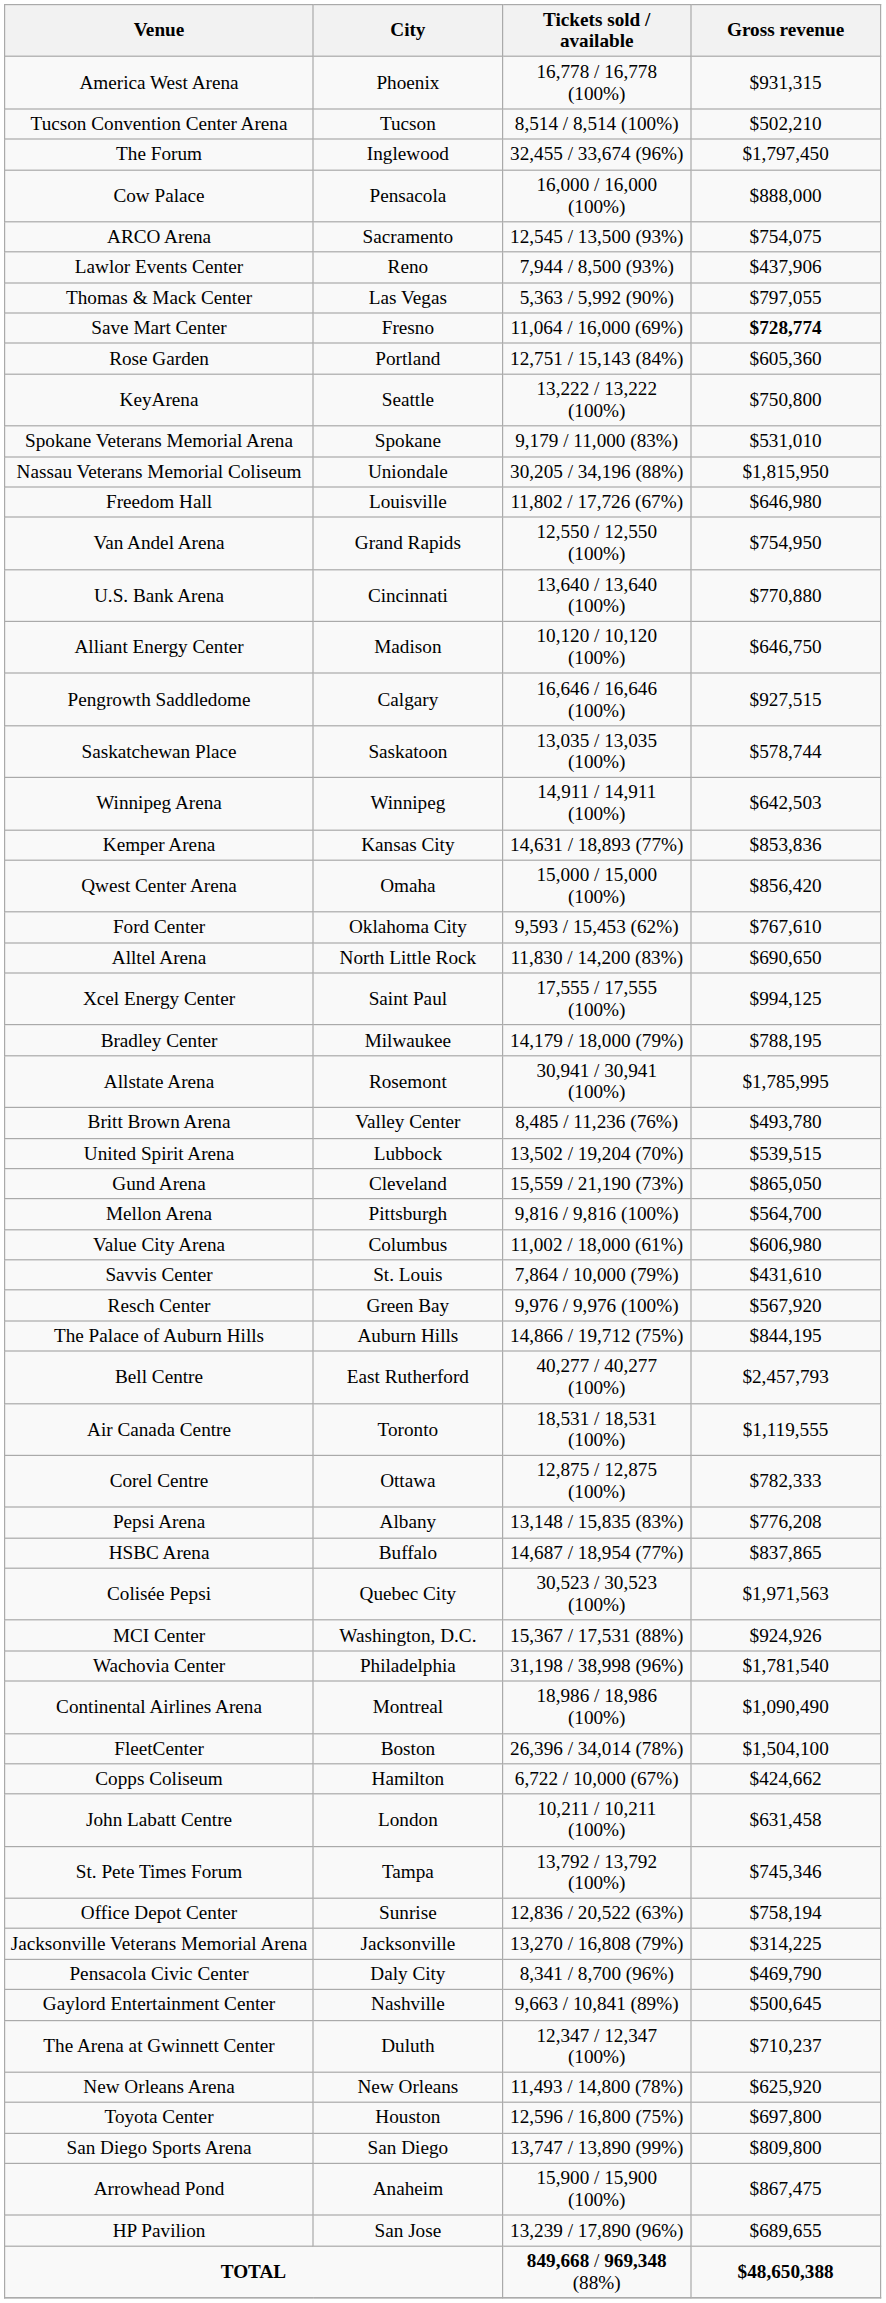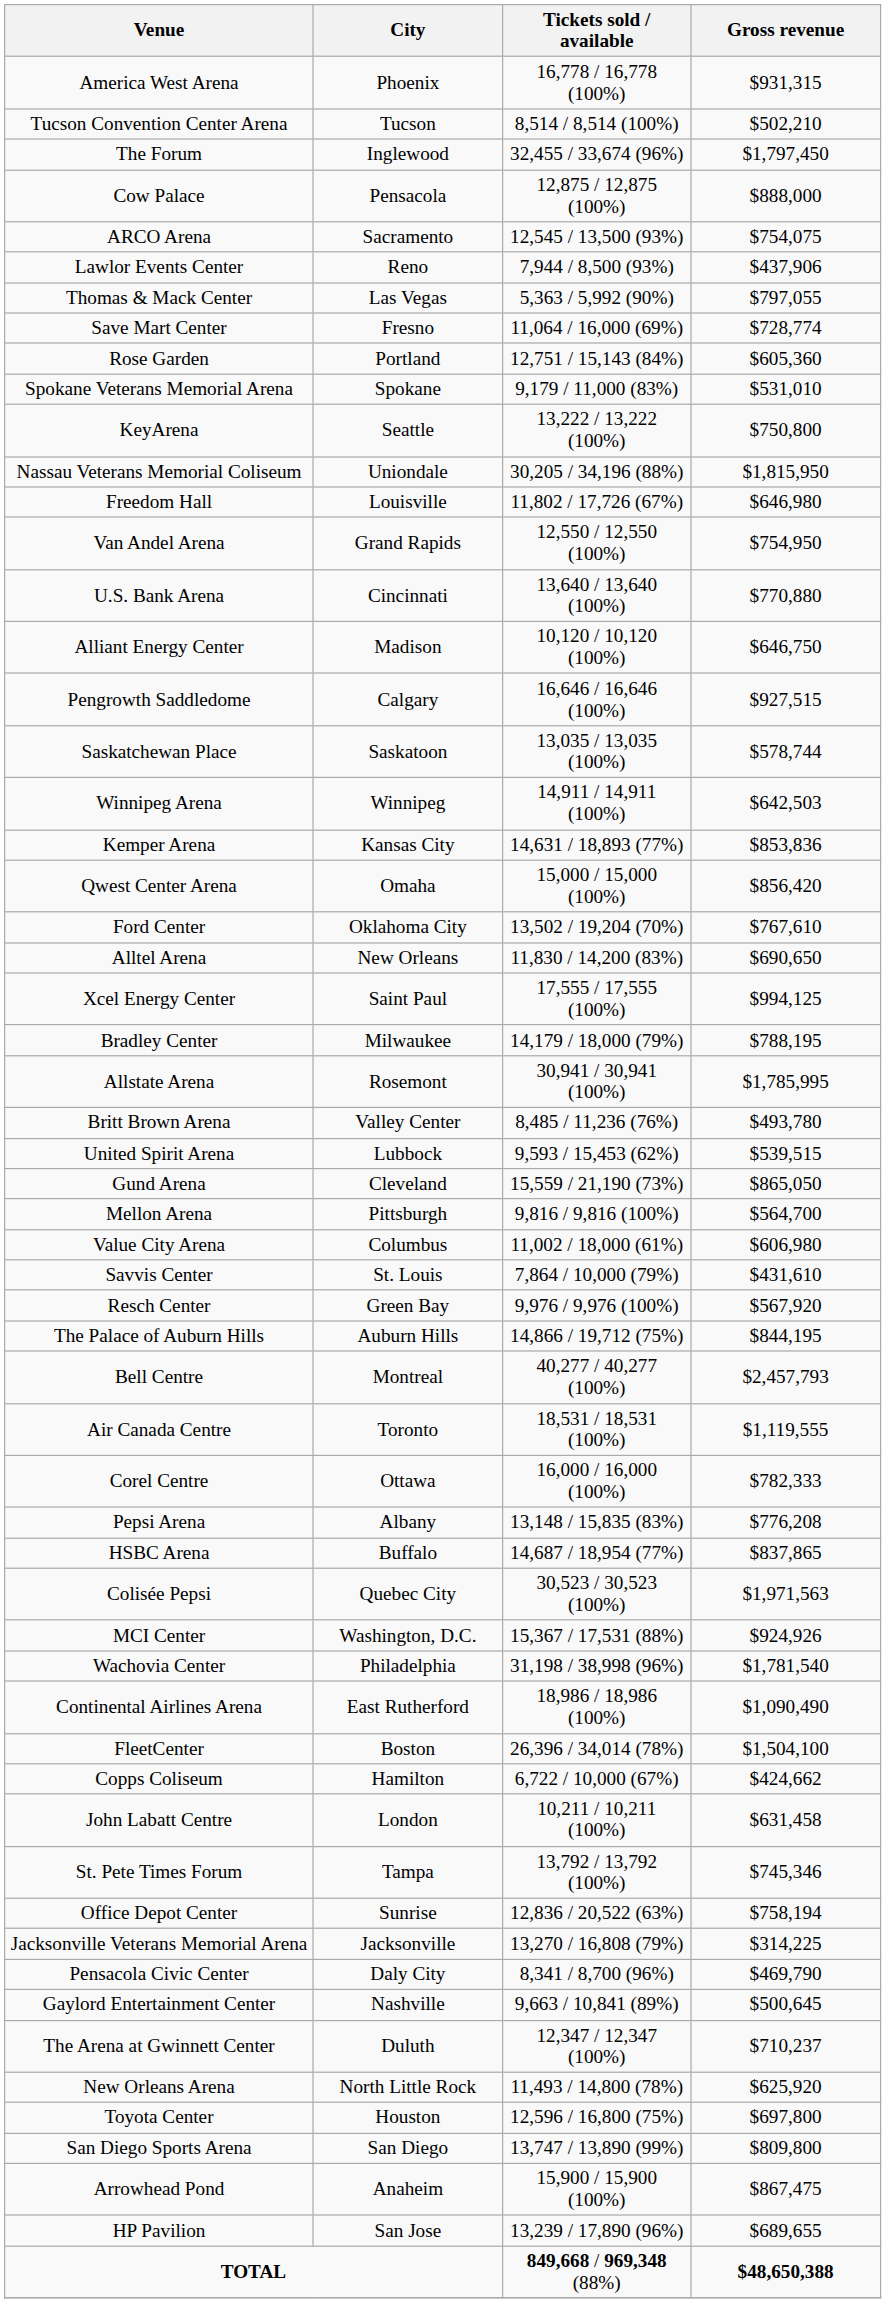(597, 195) 16,000 / 16,000 (100%) -> (597, 195) 12,875 / 12,875 (100%)
(786, 328) bold -> (786, 328) normal
rows swapped: (159, 441) <-> (159, 399)
(597, 927) 9,593 / 15,453 (62%) -> (597, 927) 13,502 / 19,204 (70%)
(408, 957) North Little Rock -> (408, 957) New Orleans
(597, 1153) 13,502 / 19,204 (70%) -> (597, 1153) 9,593 / 15,453 (62%)
(408, 1377) East Rutherford -> (408, 1377) Montreal
(597, 1481) 12,875 / 12,875 (100%) -> (597, 1481) 16,000 / 16,000 (100%)
(408, 1707) Montreal -> (408, 1707) East Rutherford
(408, 2087) New Orleans -> (408, 2087) North Little Rock
